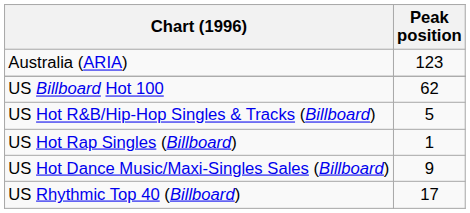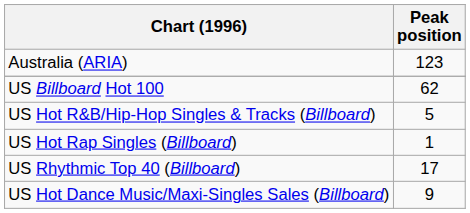rows swapped: (124, 194) <-> (199, 168)
